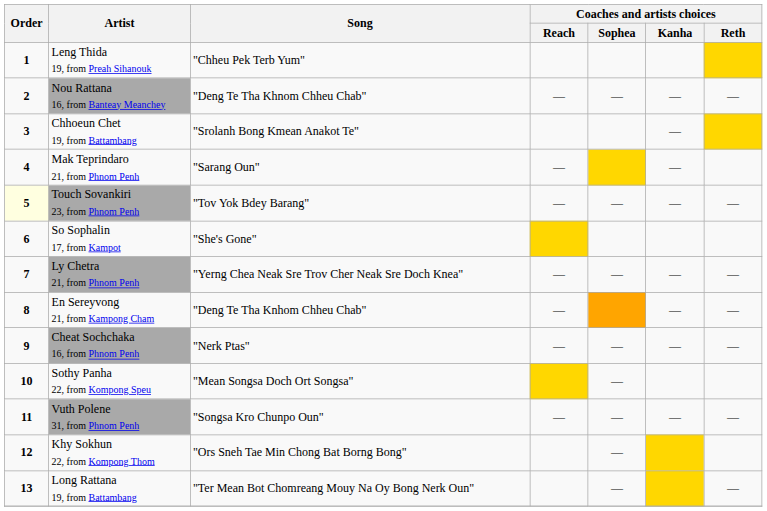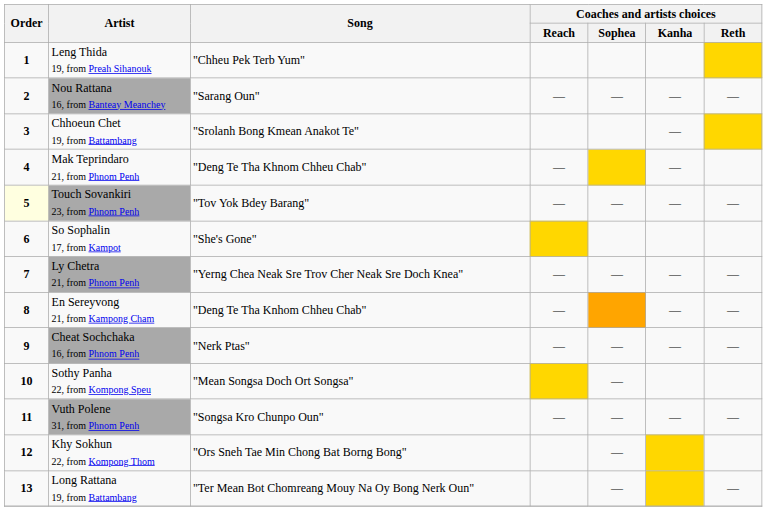(280, 96) "Deng Te Tha Khnom Chheu Chab" -> (226, 96) "Sarang Oun"
(226, 167) "Sarang Oun" -> (280, 167) "Deng Te Tha Khnom Chheu Chab"
